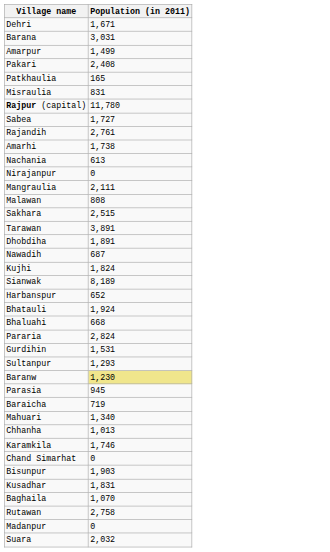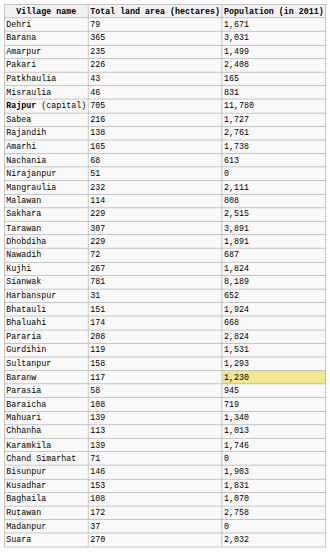+ column: (155, 11)
